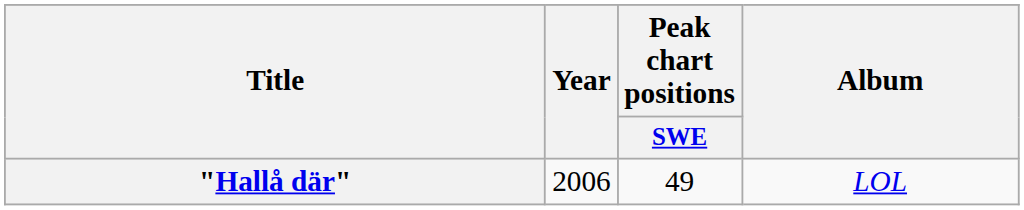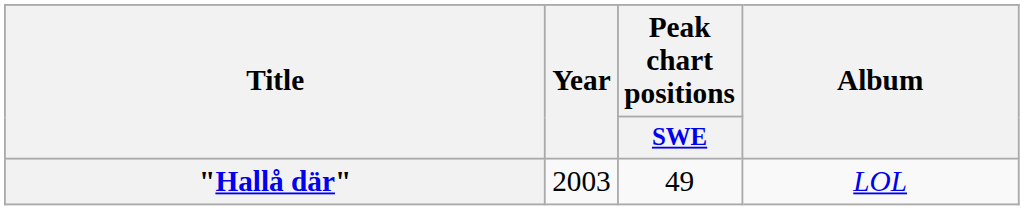(581, 181) 2006 -> (581, 181) 2003
